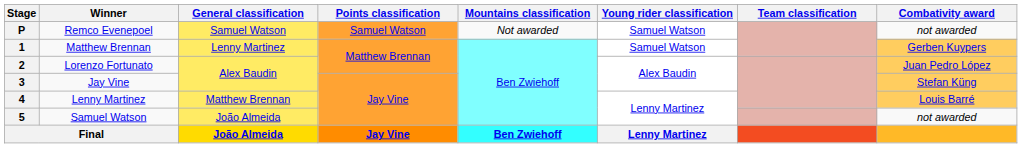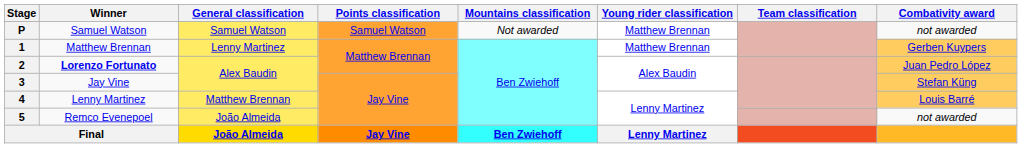(109, 31) Remco Evenepoel -> (109, 31) Samuel Watson
(667, 31) Samuel Watson -> (667, 31) Matthew Brennan
(667, 48) Samuel Watson -> (667, 48) Matthew Brennan
(109, 65) normal -> (109, 65) bold
(109, 117) Samuel Watson -> (109, 117) Remco Evenepoel
